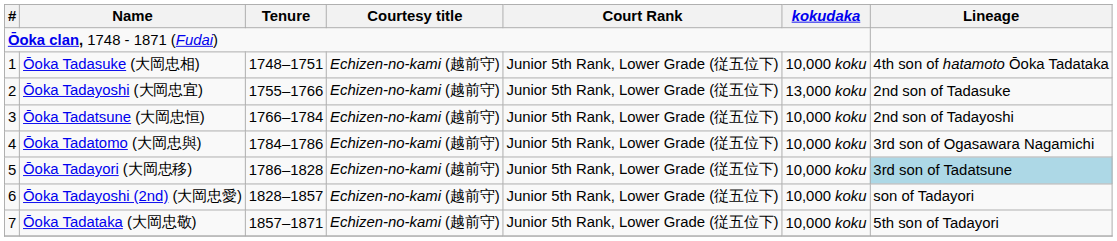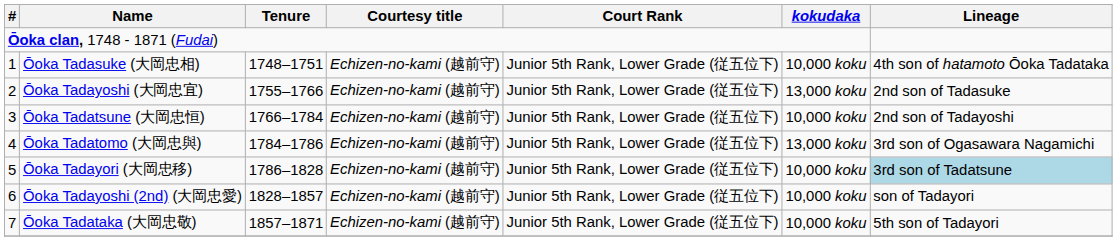(826, 144) 10,000 koku -> (826, 144) 13,000 koku
